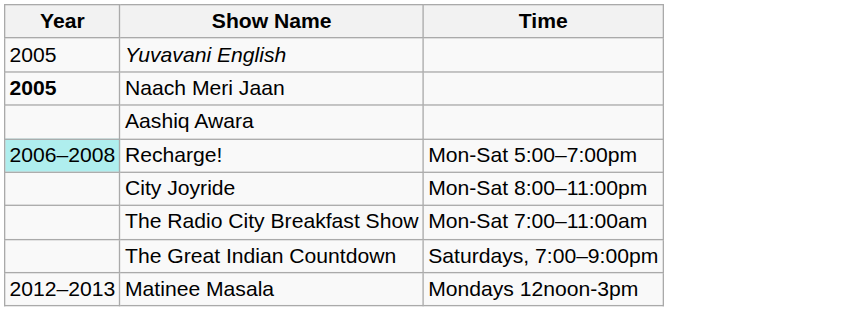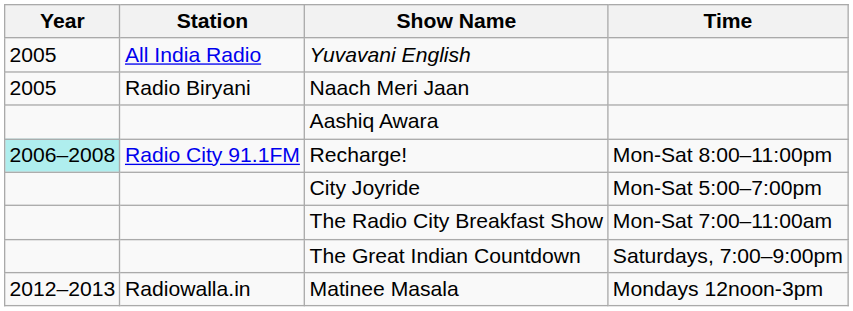+ column: (212, 21)
(33, 88) bold -> (33, 88) normal
(533, 155) Mon-Sat 5:00–7:00pm -> (722, 155) Mon-Sat 8:00–11:00pm
(538, 188) Mon-Sat 8:00–11:00pm -> (717, 188) Mon-Sat 5:00–7:00pm
